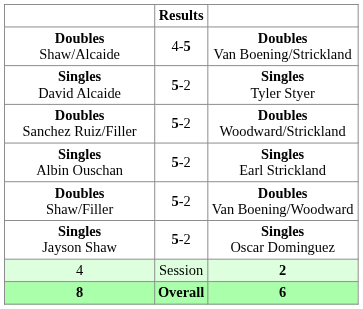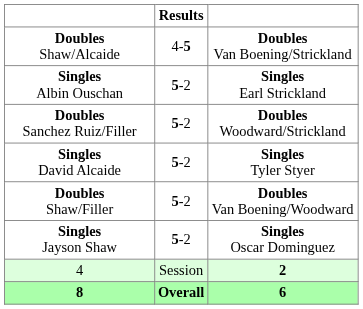rows swapped: (80, 85) <-> (80, 162)
